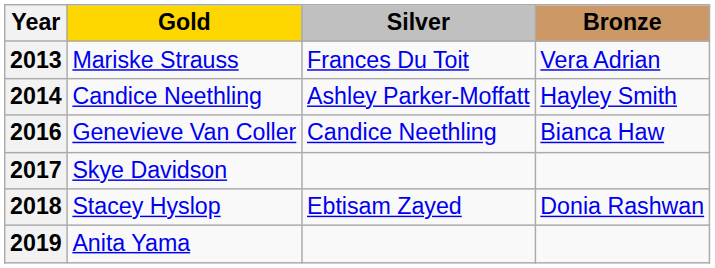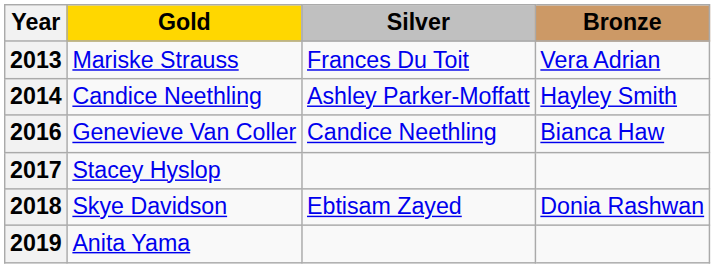(150, 170) Skye Davidson -> (147, 170) Stacey Hyslop
(147, 206) Stacey Hyslop -> (150, 206) Skye Davidson
